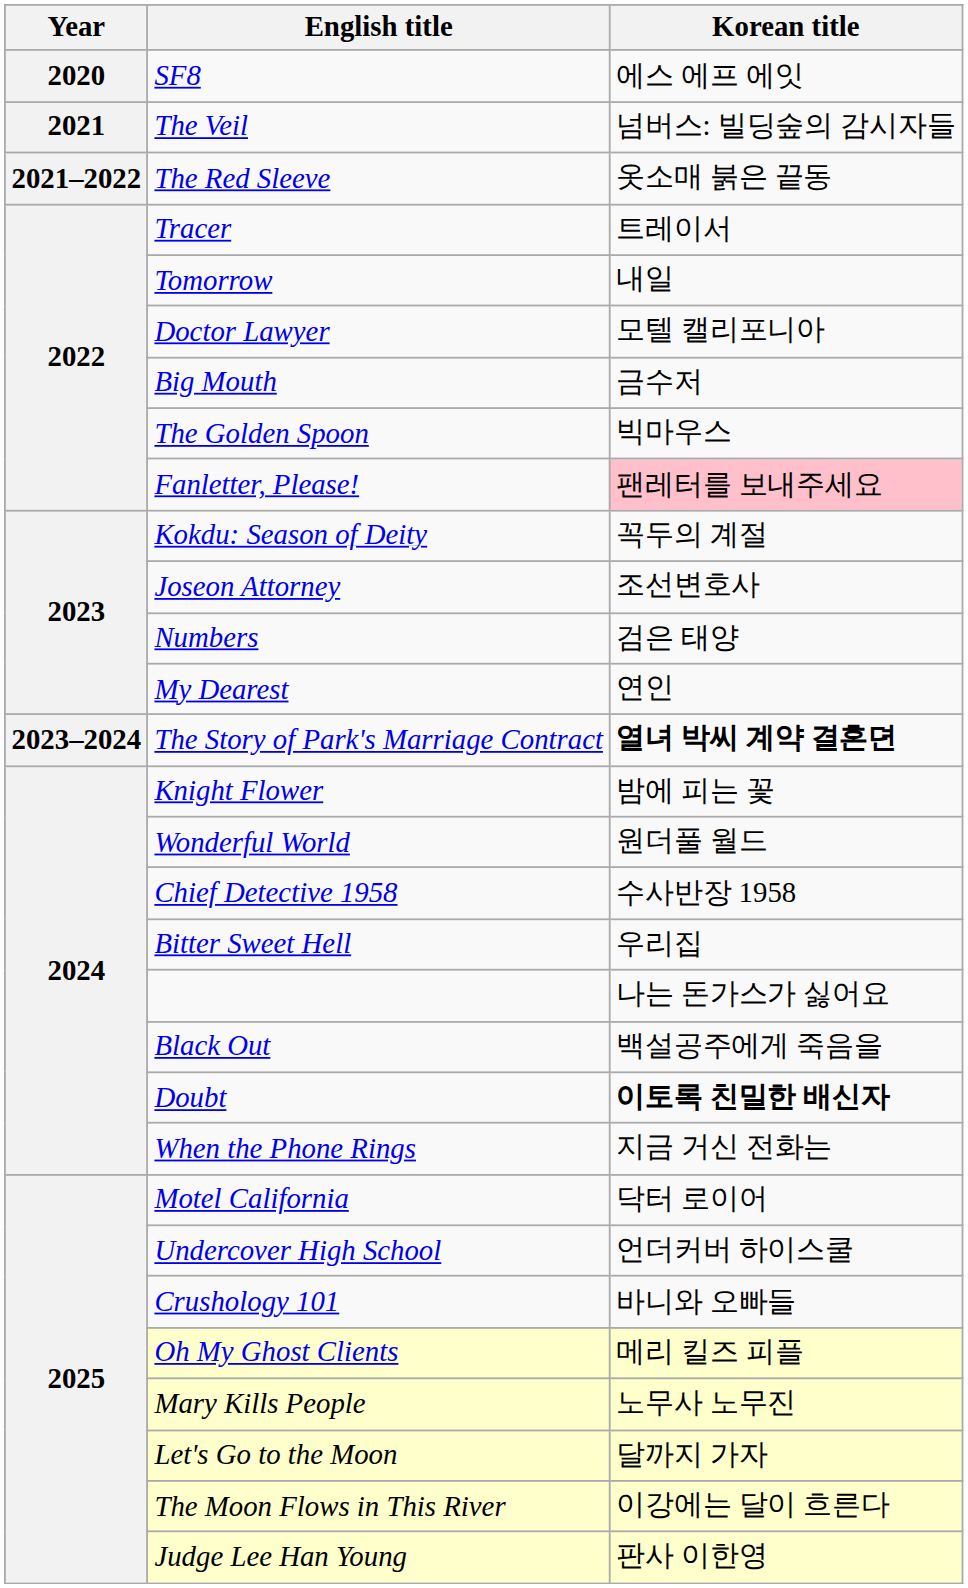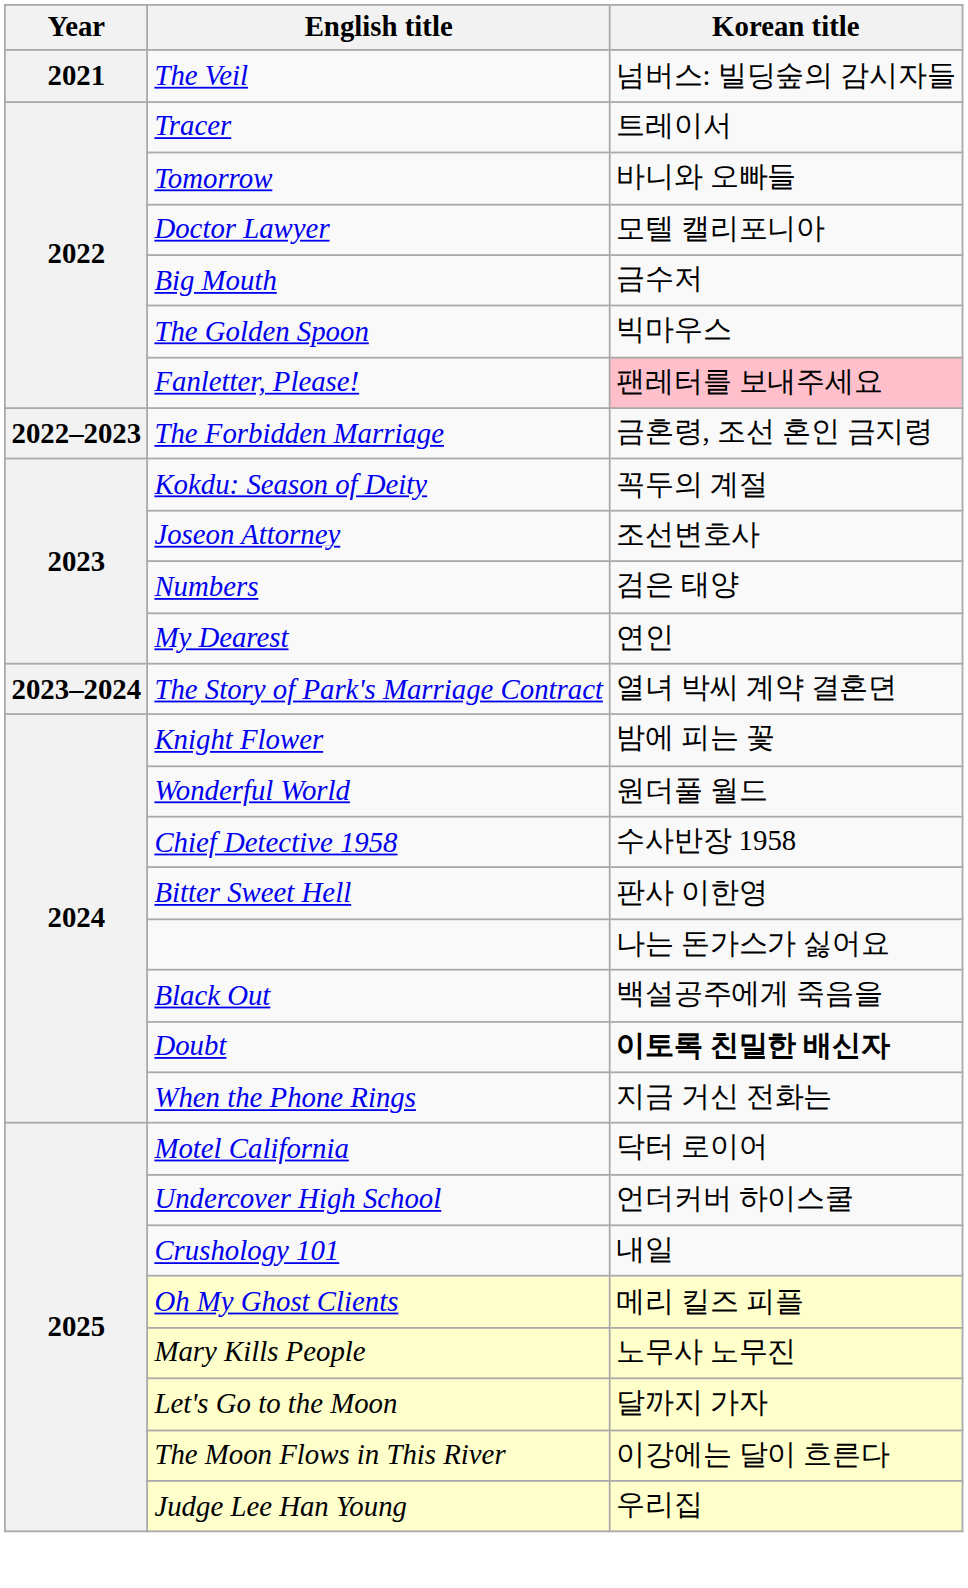- row: (178, 75)
- row: (242, 177)
(645, 279) 내일 -> (706, 176) 바니와 오빠들
+ row: (299, 433)
(757, 738) bold -> (757, 687) normal
(659, 943) 우리집 -> (692, 892) 판사 이한영
(706, 1300) 바니와 오빠들 -> (645, 1249) 내일
(692, 1555) 판사 이한영 -> (659, 1504) 우리집
